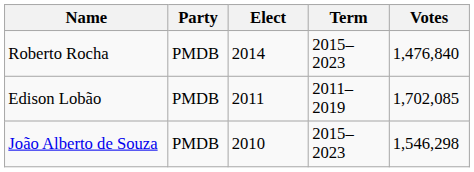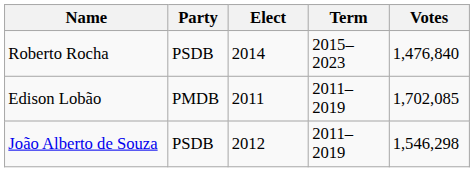(196, 53) PMDB -> (193, 53) PSDB
(196, 143) PMDB -> (193, 143) PSDB
(248, 143) 2010 -> (248, 143) 2012
(333, 143) 2015–2023 -> (333, 143) 2011–2019
